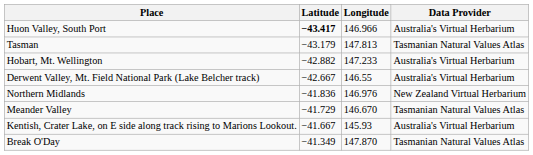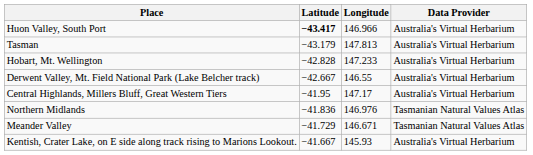(459, 45) Tasmanian Natural Values Atlas -> (454, 45) Australia's Virtual Herbarium
(318, 61) −42.882 -> (318, 61) −42.828
+ row: (117, 93)
(460, 93) New Zealand Virtual Herbarium -> (459, 110) Tasmanian Natural Values Atlas
(360, 110) 146.670 -> (360, 126) 146.671
- row: (33, 142)
